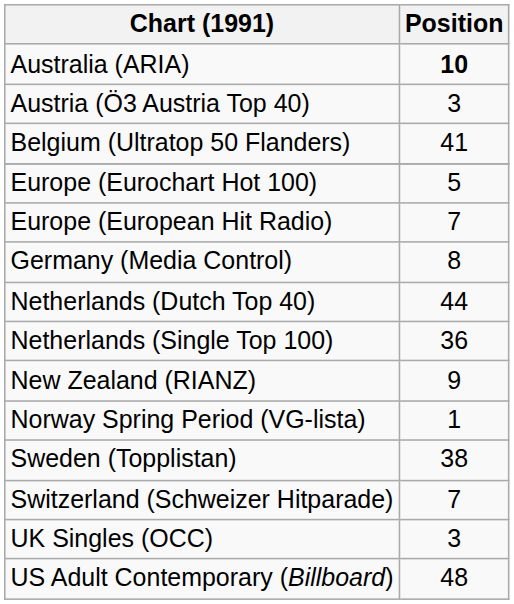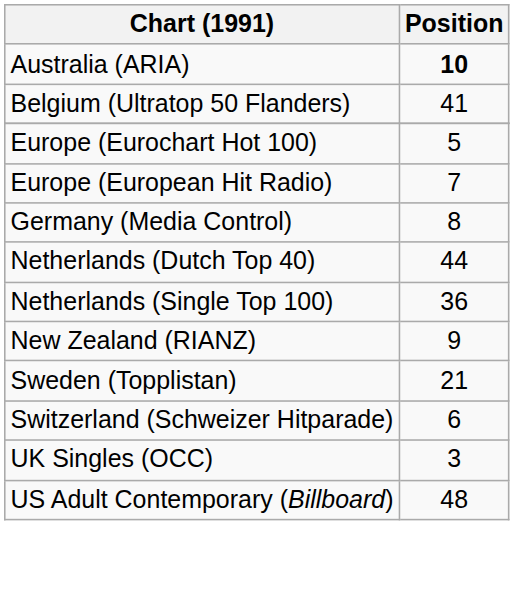- row: (160, 103)
- row: (188, 420)
(454, 459) 38 -> (454, 380) 21
(454, 499) 7 -> (454, 420) 6
